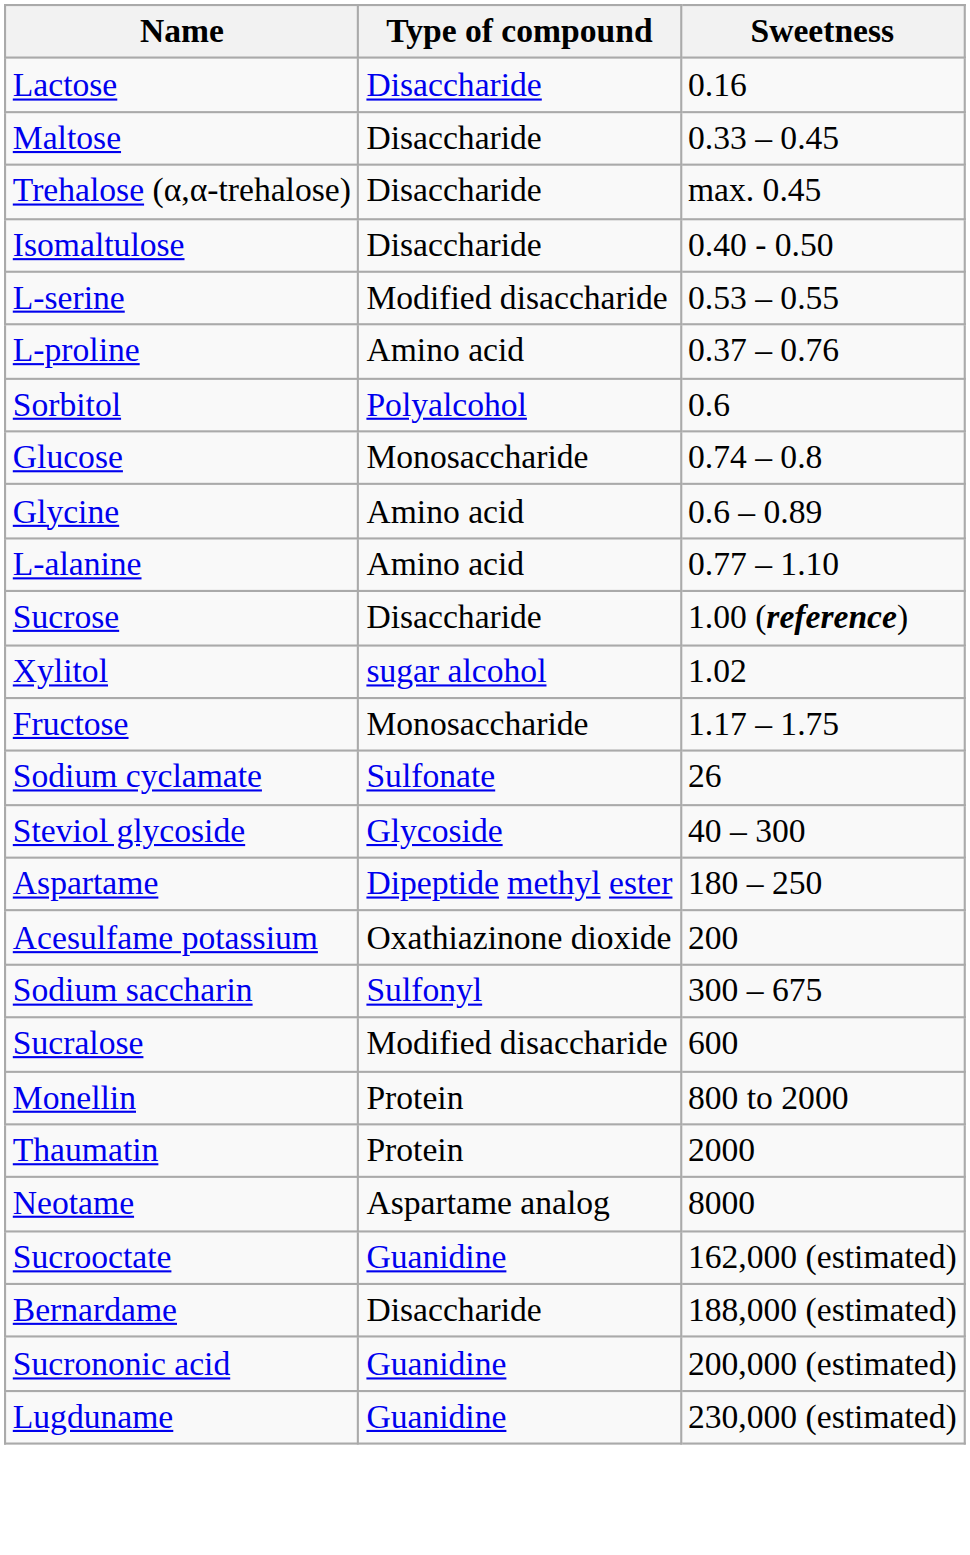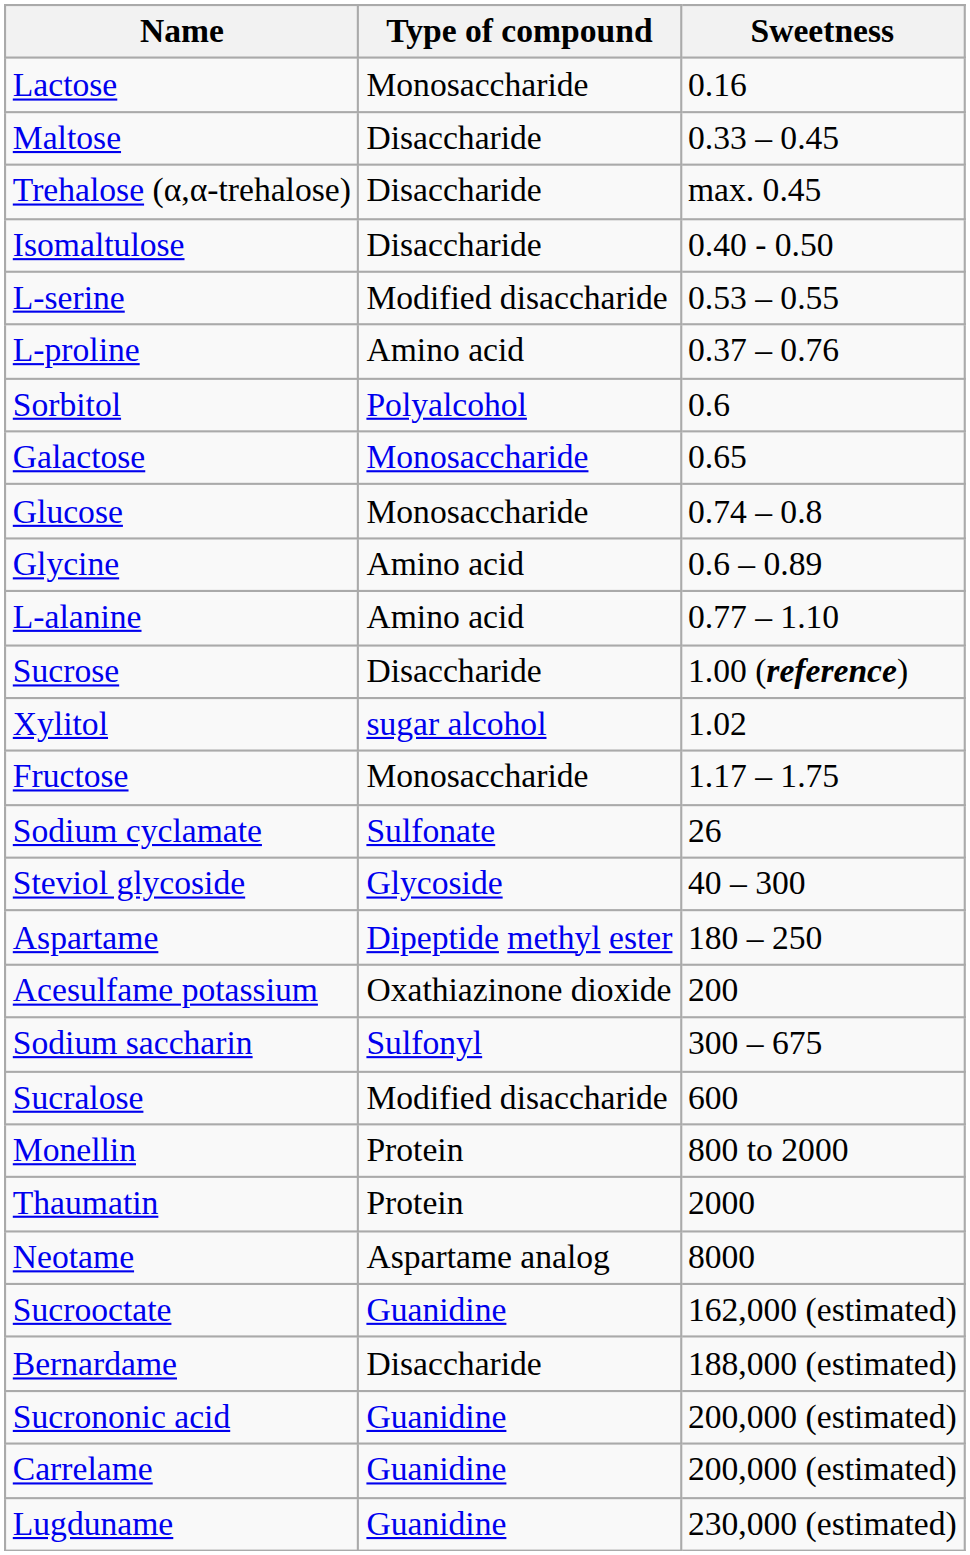(454, 84) Disaccharide -> (477, 84) Monosaccharide
+ row: (79, 457)
+ row: (83, 1469)
